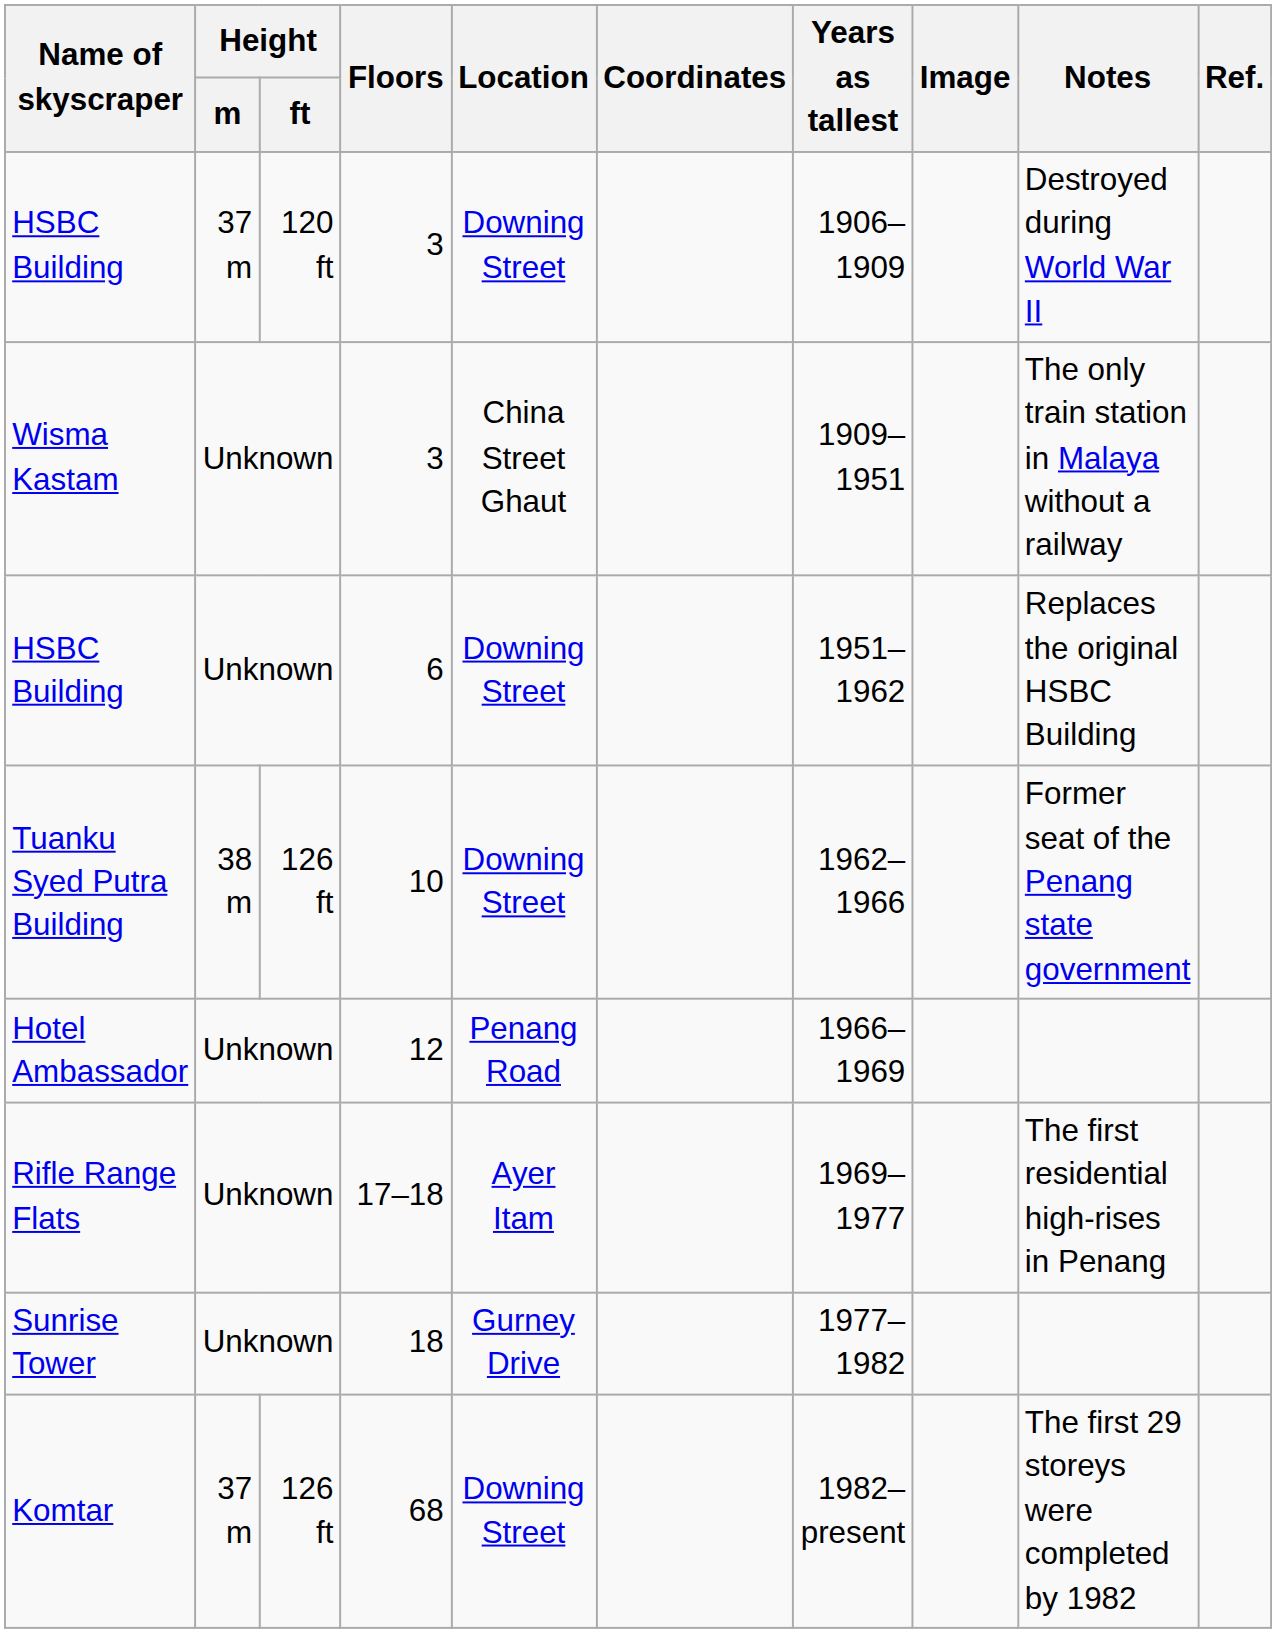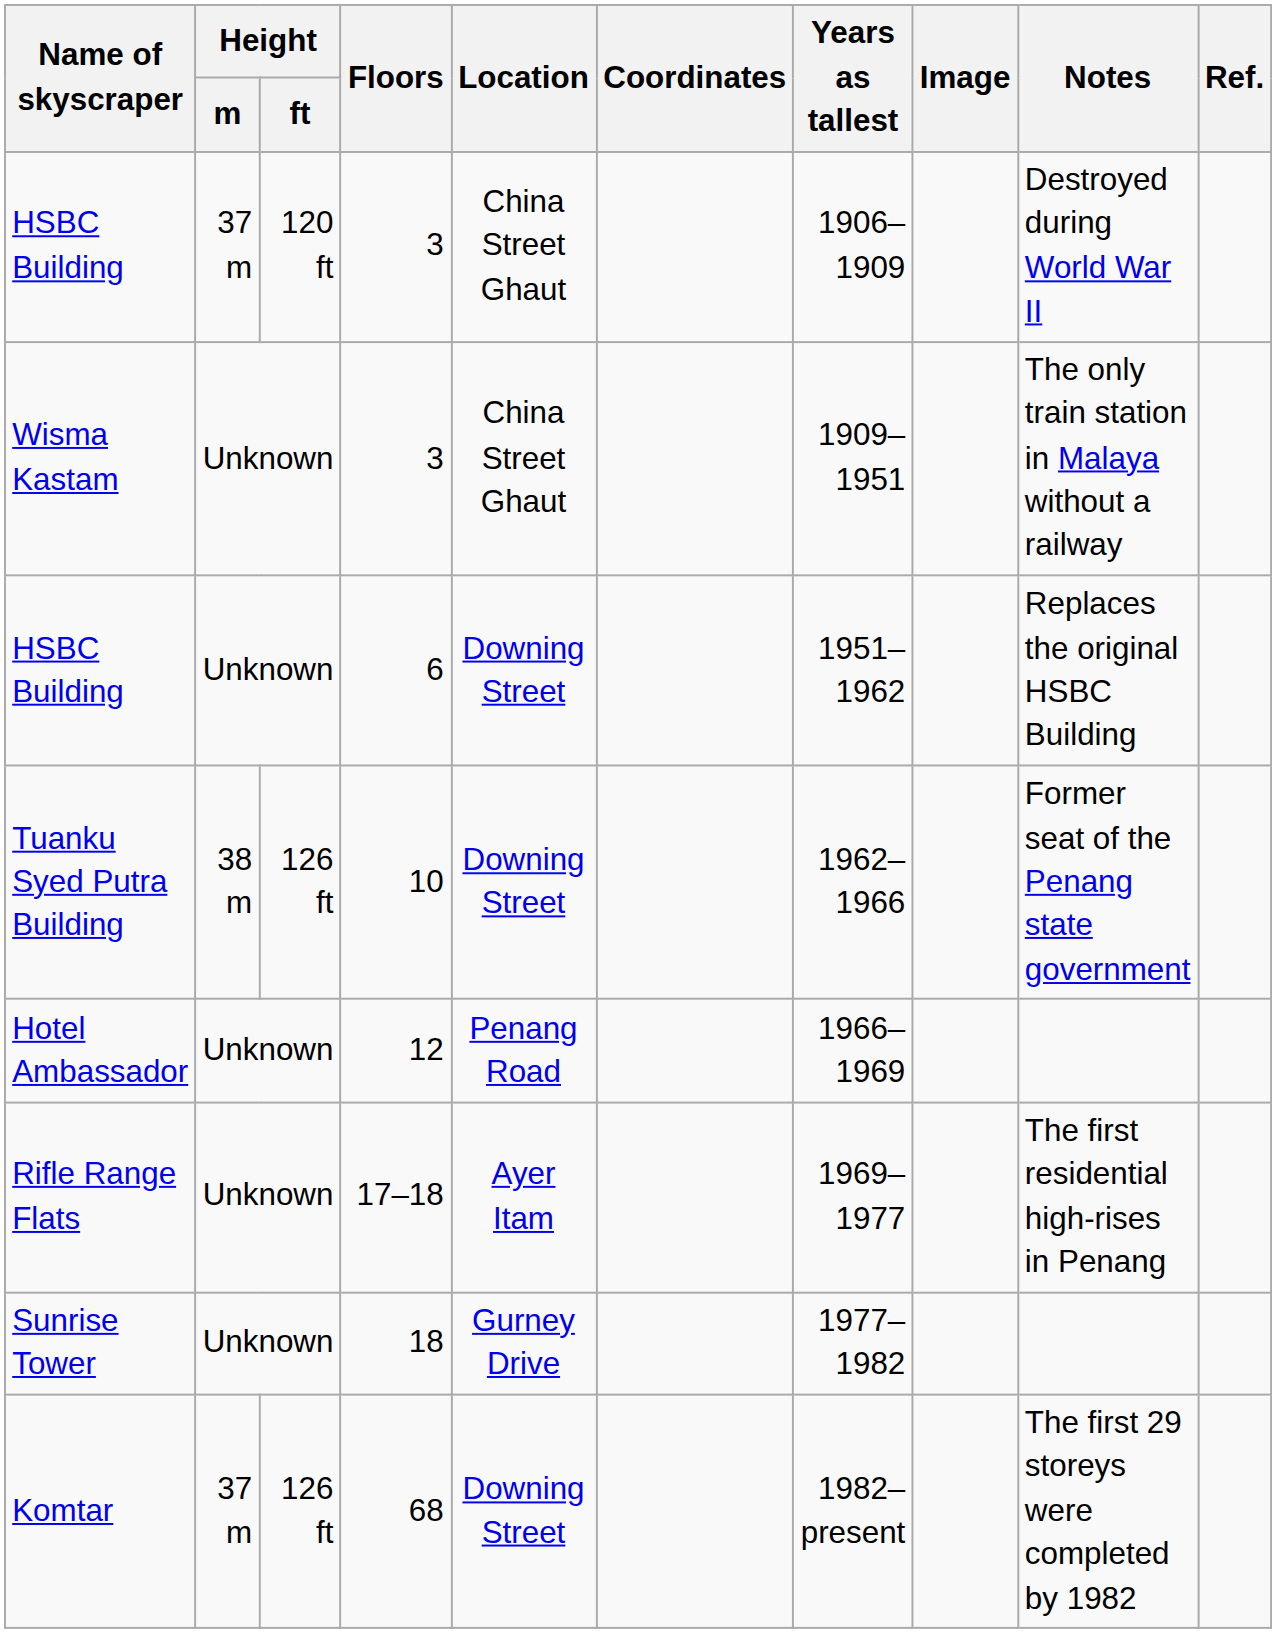(524, 245) Downing Street -> (523, 245) China Street Ghaut
